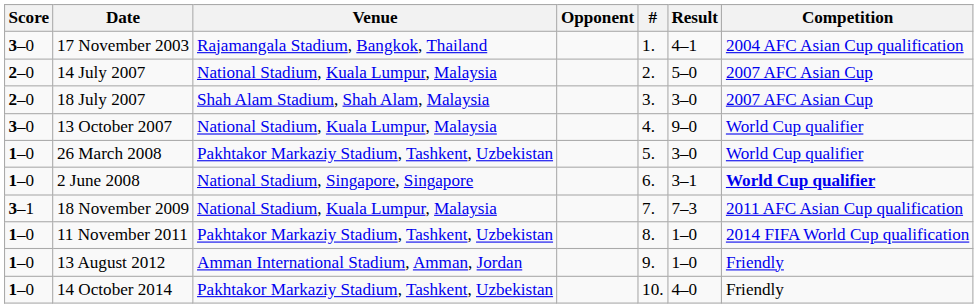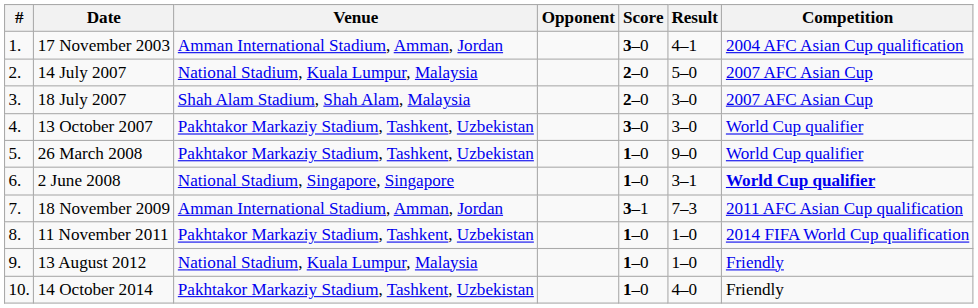columns swapped: (653, 18) <-> (29, 18)
(342, 45) Rajamangala Stadium, Bangkok, Thailand -> (340, 45) Amman International Stadium, Amman, Jordan
(347, 126) National Stadium, Kuala Lumpur, Malaysia -> (356, 126) Pakhtakor Markaziy Stadium, Tashkent, Uzbekistan
(684, 126) 9–0 -> (684, 126) 3–0
(684, 153) 3–0 -> (684, 153) 9–0
(347, 208) National Stadium, Kuala Lumpur, Malaysia -> (340, 208) Amman International Stadium, Amman, Jordan
(360, 262) Amman International Stadium, Amman, Jordan -> (328, 262) National Stadium, Kuala Lumpur, Malaysia
